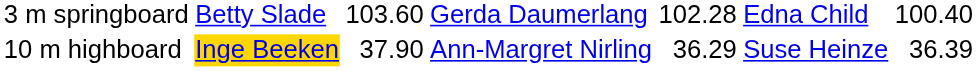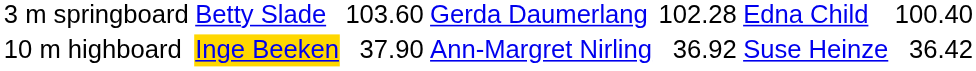(705, 50) 36.29 -> (705, 50) 36.92
(941, 50) 36.39 -> (941, 50) 36.42
